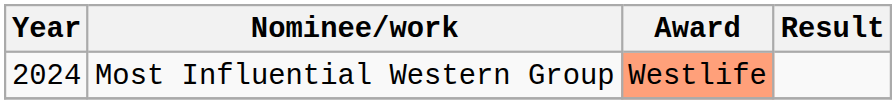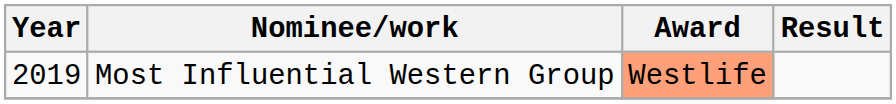(47, 76) 2024 -> (47, 76) 2019
